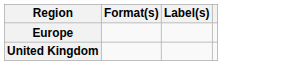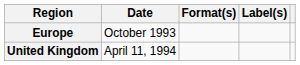+ column: (140, 13)
